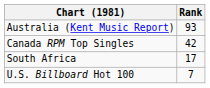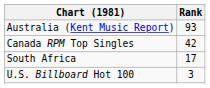(191, 75) 7 -> (191, 75) 3
